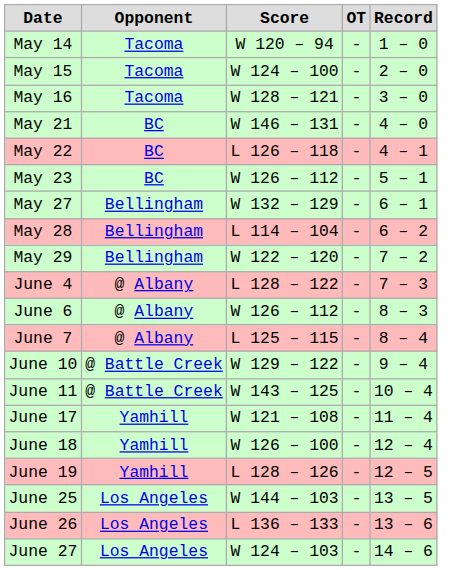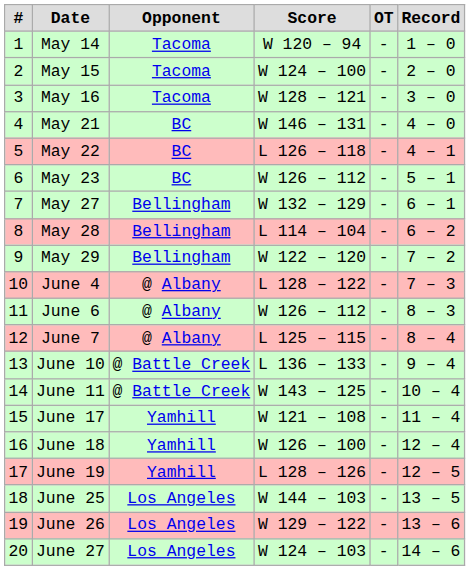+ column: (18, 18)
(285, 365) W 129 – 122 -> (312, 365) L 136 – 133
(285, 525) L 136 – 133 -> (312, 525) W 129 – 122
